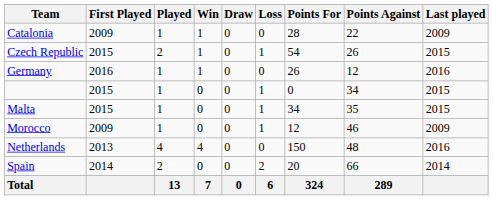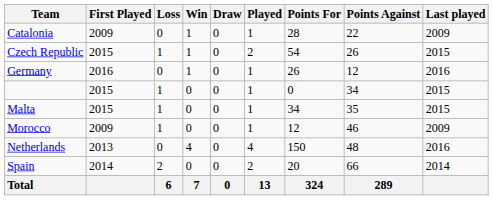columns swapped: (174, 14) <-> (270, 14)
